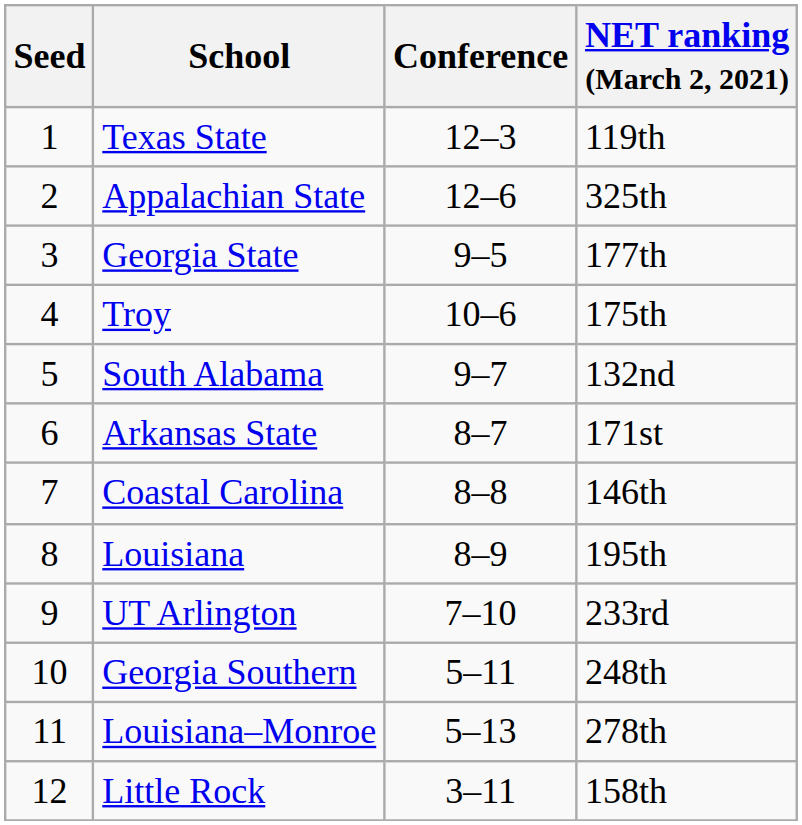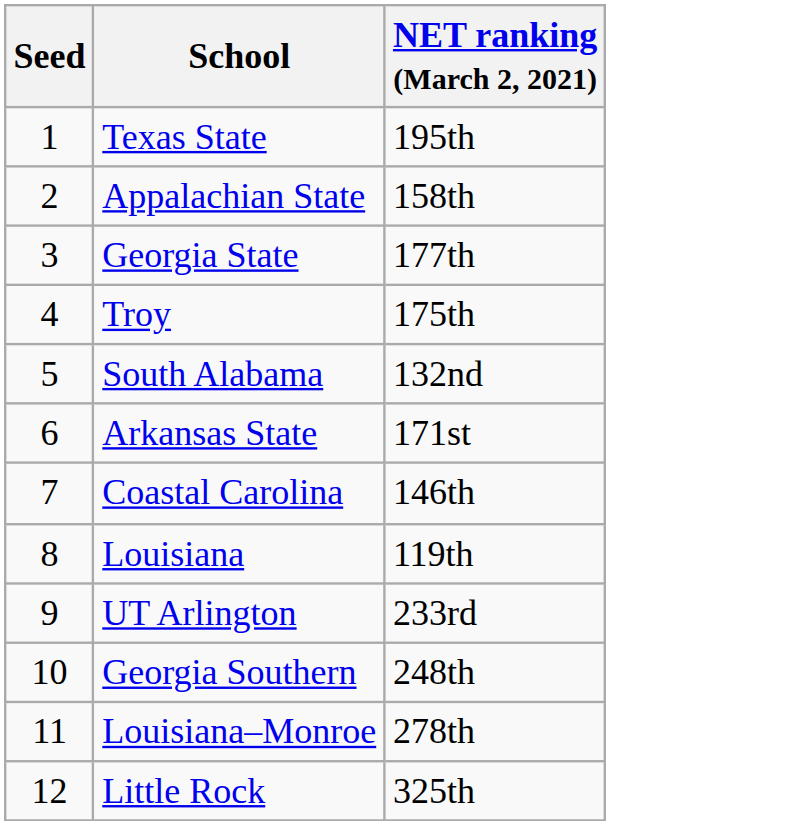- column: (481, 55)
(625, 136) 119th -> (434, 136) 195th
(626, 195) 325th -> (434, 195) 158th
(626, 552) 195th -> (433, 552) 119th
(626, 789) 158th -> (434, 789) 325th
